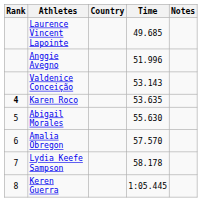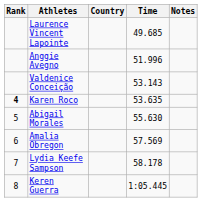(148, 141) 57.570 -> (148, 141) 57.569
